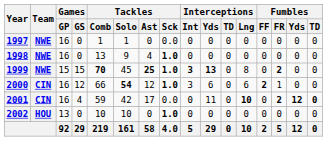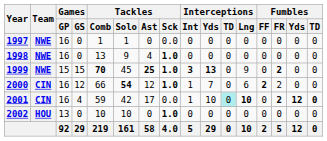(246, 70) 8 -> (246, 70) 9
(190, 85) 3 -> (190, 85) 1
(211, 85) 6 -> (211, 85) 7
(279, 85) 1 -> (279, 85) 2
(190, 99) 0 -> (190, 99) 1
(211, 99) 11 -> (211, 99) 10
(229, 99) no background -> (229, 99) paleturquoise background
